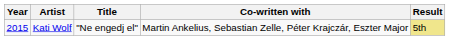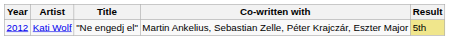(17, 27) 2015 -> (17, 27) 2012
